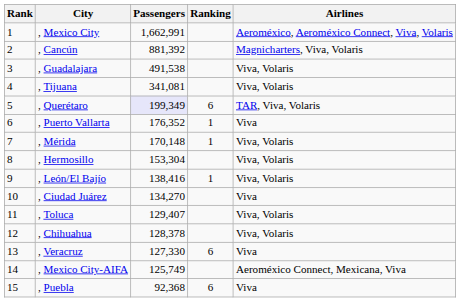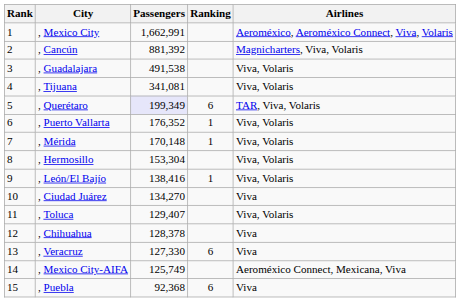(246, 123) Viva -> (265, 123) Viva, Volaris
(265, 233) Viva, Volaris -> (246, 233) Viva
